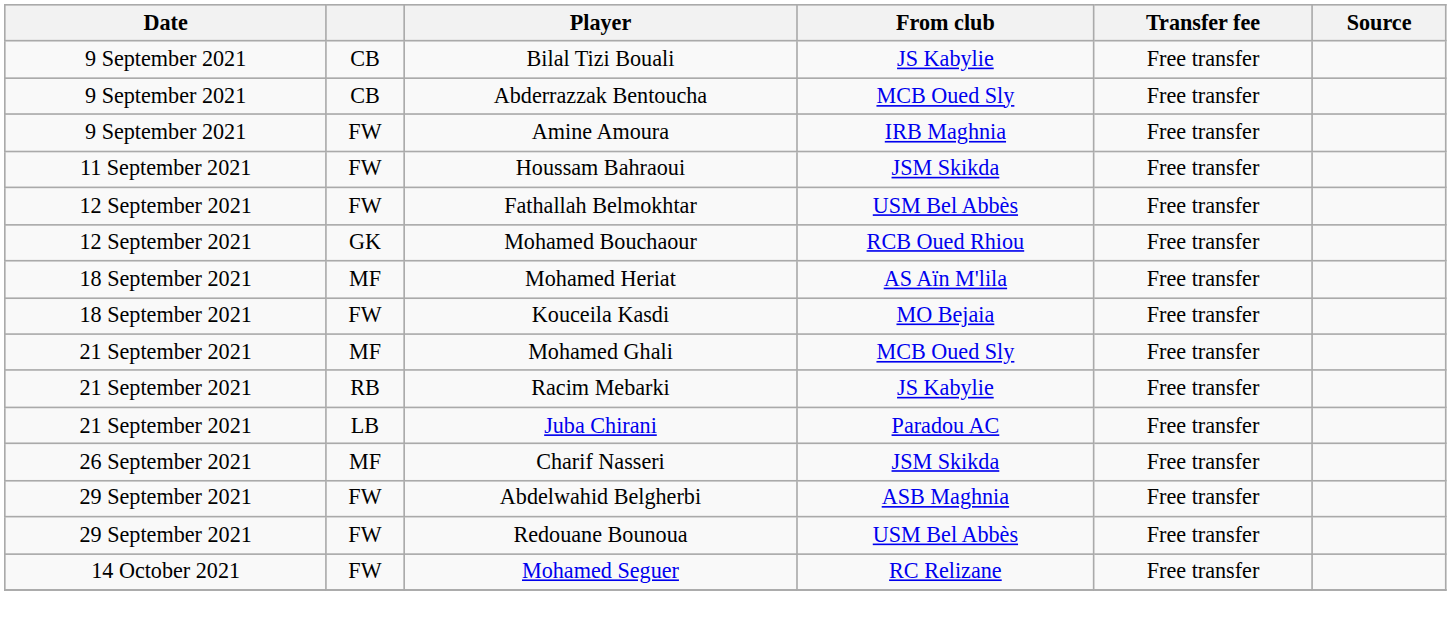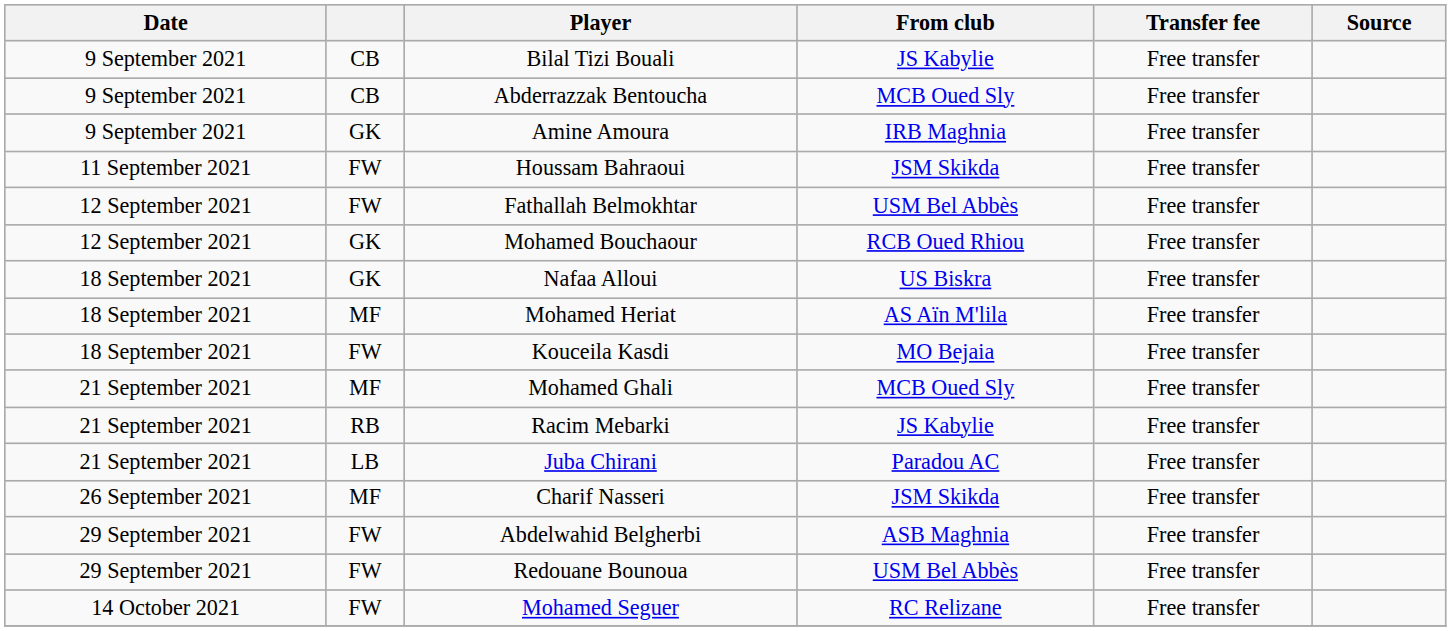(365, 132) FW -> (365, 132) GK
+ row: (600, 278)
